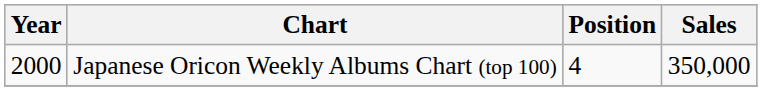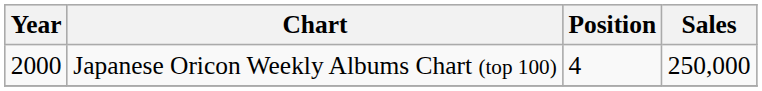(709, 65) 350,000 -> (709, 65) 250,000
